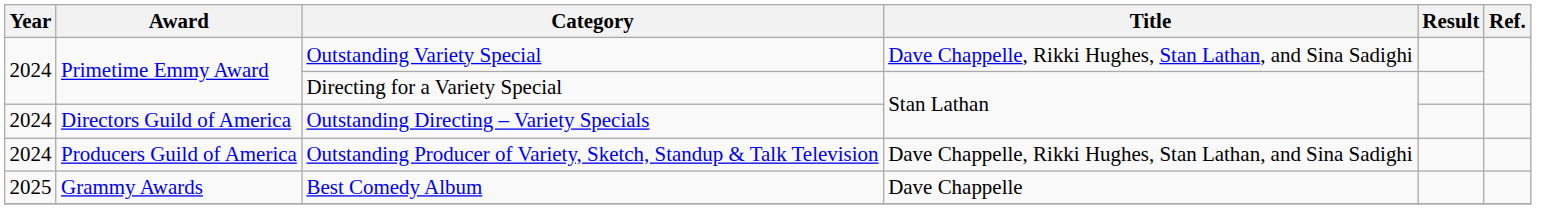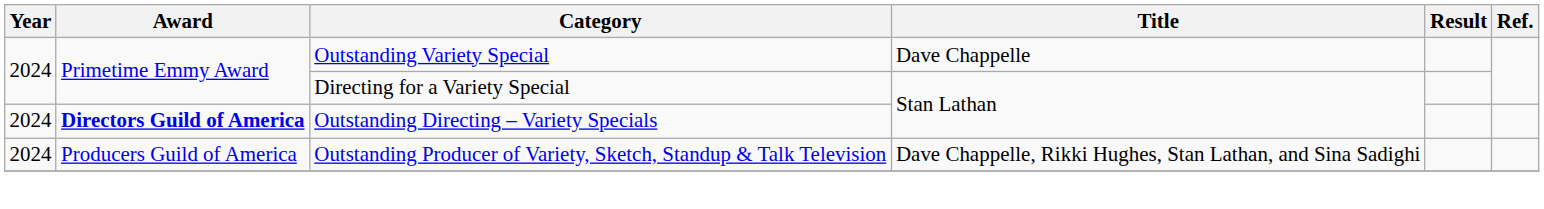(1150, 54) Dave Chappelle, Rikki Hughes, Stan Lathan, and Sina Sadighi -> (963, 54) Dave Chappelle
(176, 120) normal -> (183, 120) bold
- row: (394, 187)
